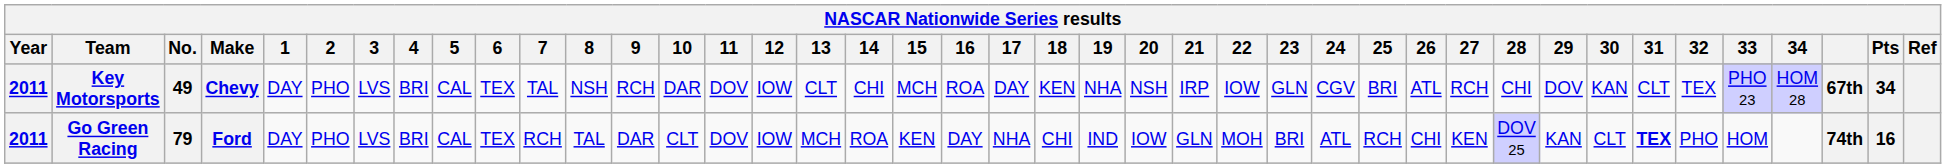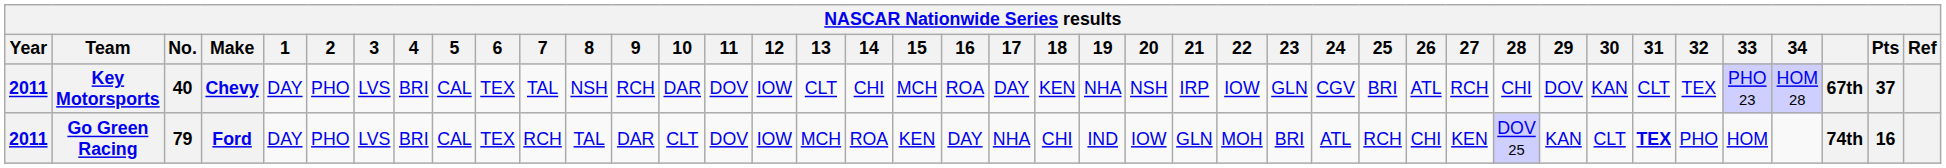(183, 88) 49 -> (183, 88) 40
(1886, 88) 34 -> (1886, 88) 37
